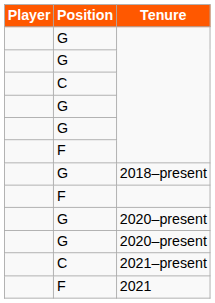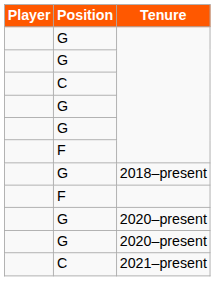- row: (61, 286)
